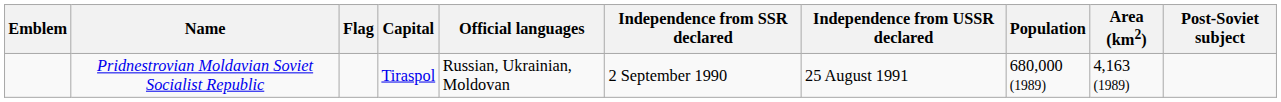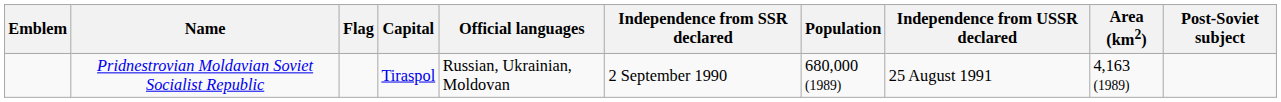columns swapped: (904, 28) <-> (1048, 28)
